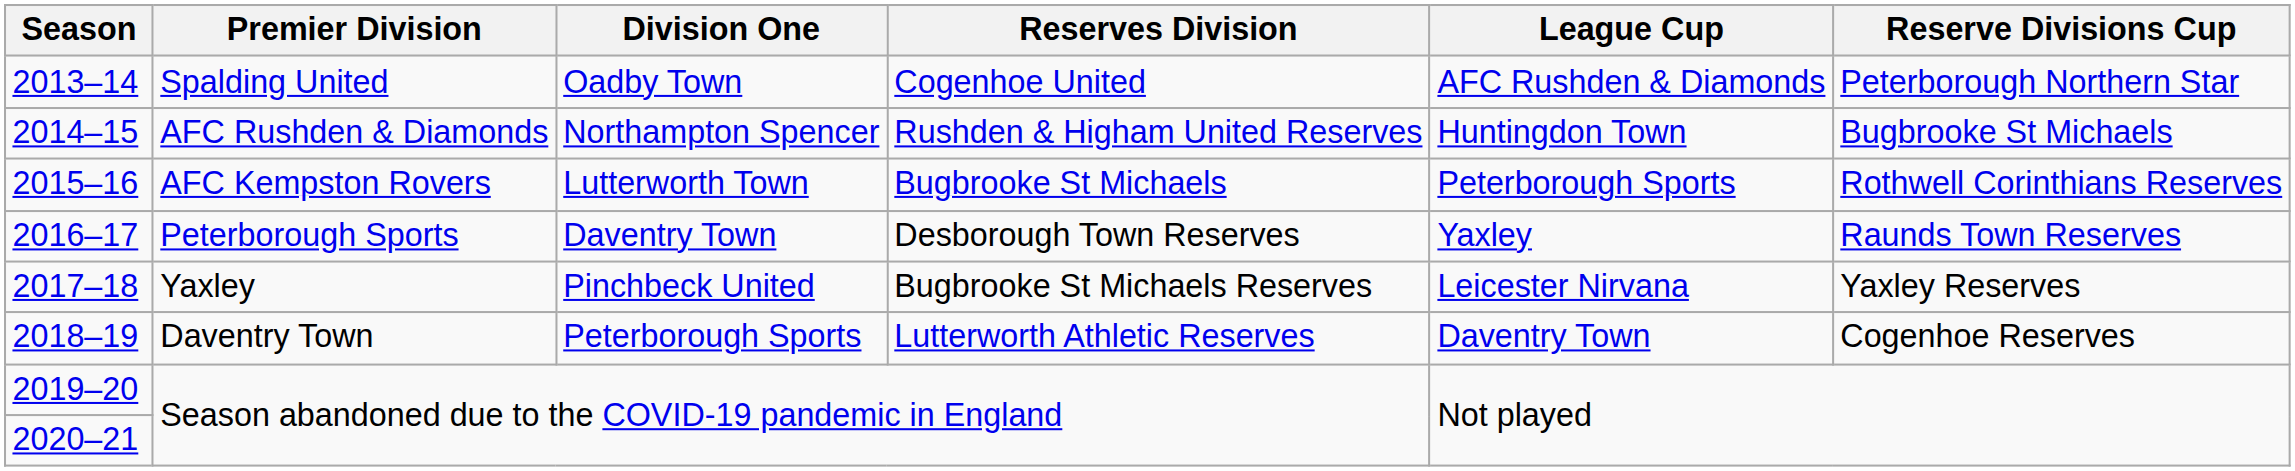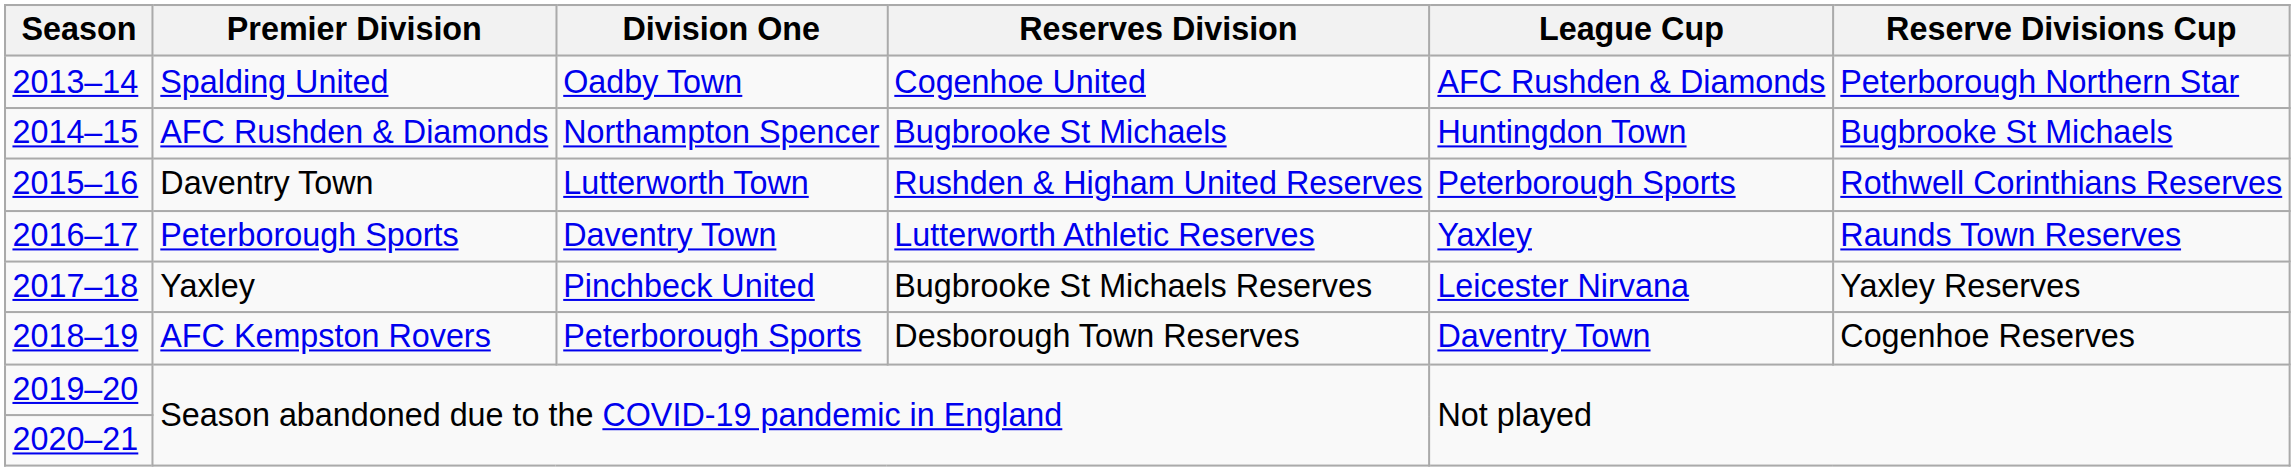(1158, 132) Rushden & Higham United Reserves -> (1060, 132) Bugbrooke St Michaels
(326, 183) AFC Kempston Rovers -> (267, 183) Daventry Town
(1060, 183) Bugbrooke St Michaels -> (1158, 183) Rushden & Higham United Reserves
(1097, 235) Desborough Town Reserves -> (1104, 235) Lutterworth Athletic Reserves
(267, 337) Daventry Town -> (326, 337) AFC Kempston Rovers
(1104, 337) Lutterworth Athletic Reserves -> (1097, 337) Desborough Town Reserves
